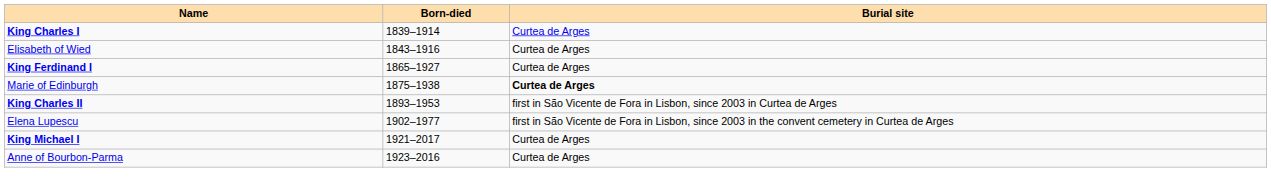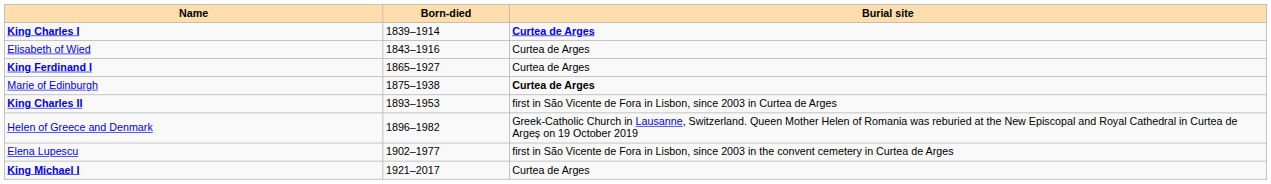(551, 31) normal -> (553, 31) bold
+ row: (80, 128)
- row: (65, 158)
